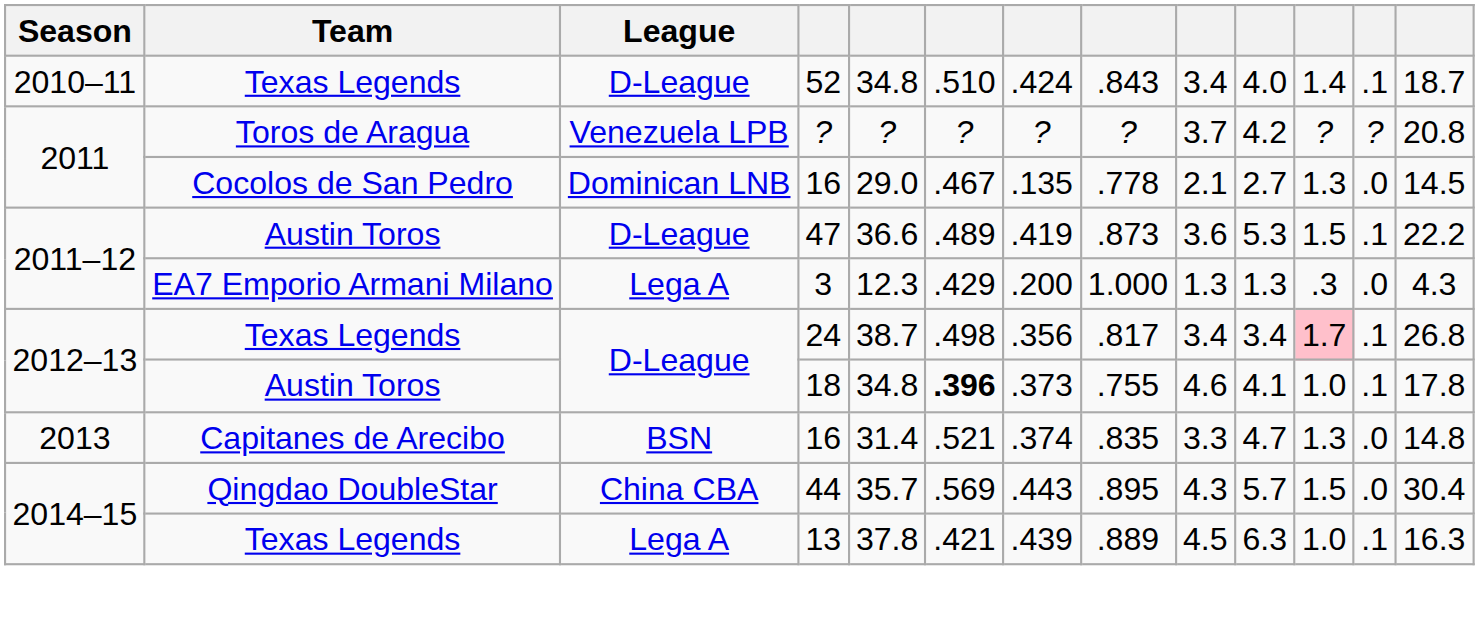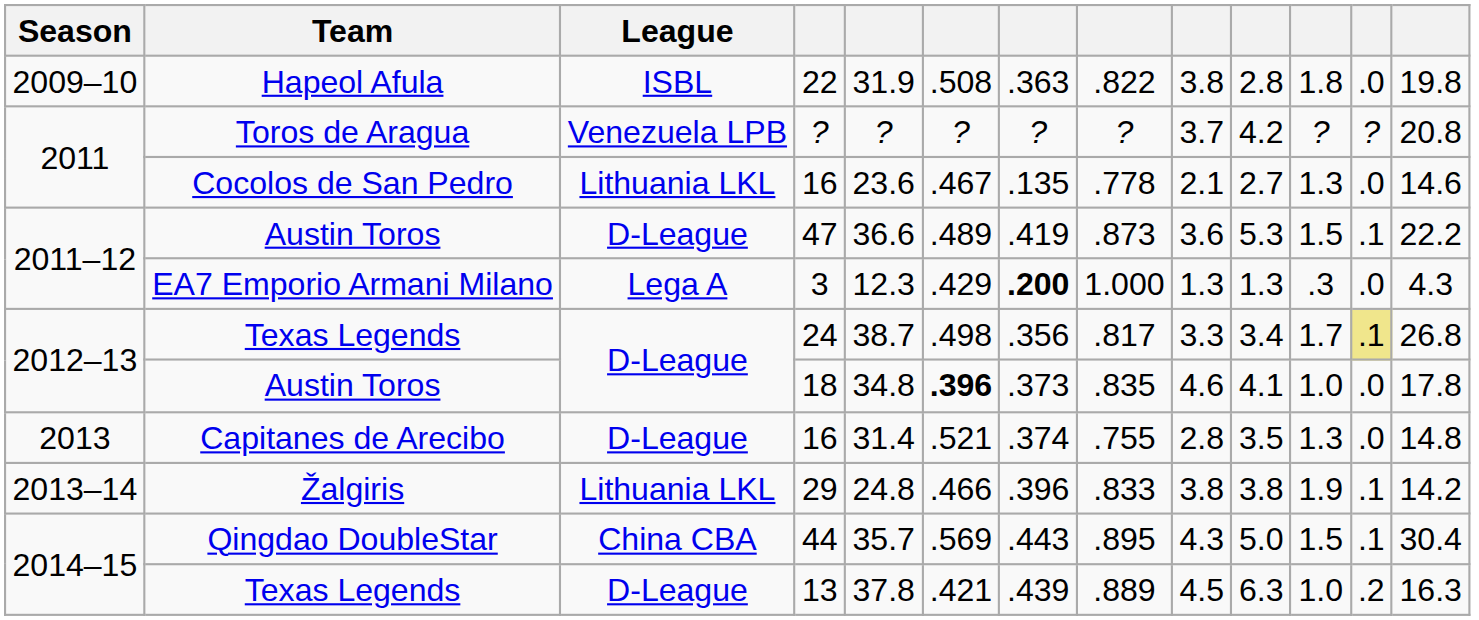+ row: (353, 81)
- row: (353, 81)
(679, 183) Dominican LNB -> (677, 183) Lithuania LKL
(887, 183) 29.0 -> (884, 183) 23.6
(1434, 183) 14.5 -> (1431, 183) 14.6
(1042, 284) normal -> (1038, 284) bold
(1205, 335) 3.4 -> (1202, 335) 3.3
(1324, 335) pink background -> (1321, 335) no background
(1375, 335) no background -> (1371, 335) khaki background
(1128, 386) .755 -> (1124, 386) .835
(1375, 386) .1 -> (1371, 386) .0
(679, 437) BSN -> (677, 437) D-League
(1128, 437) .835 -> (1124, 437) .755
(1205, 437) 3.3 -> (1202, 437) 2.8
(1265, 437) 4.7 -> (1261, 437) 3.5
+ row: (353, 488)
(1265, 488) 5.7 -> (1261, 538) 5.0
(1375, 488) .0 -> (1371, 538) .1
(679, 538) Lega A -> (677, 589) D-League
(1375, 538) .1 -> (1371, 589) .2
